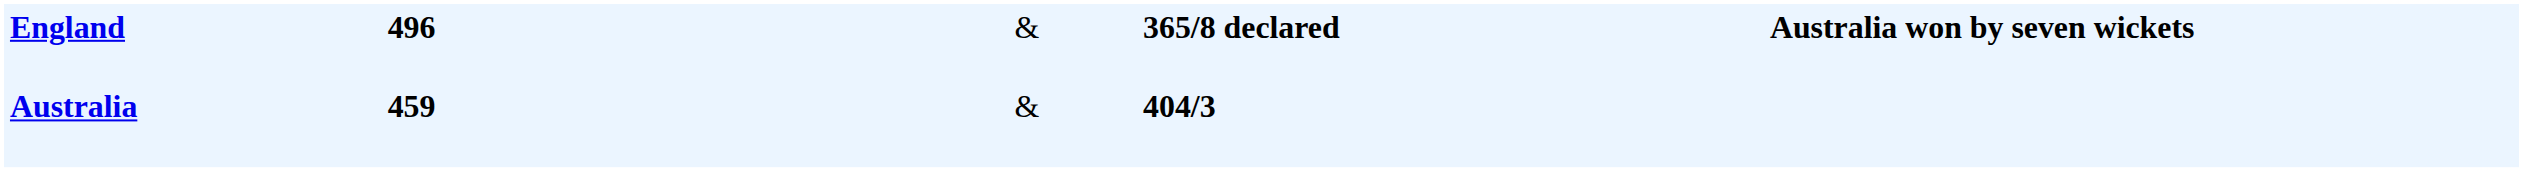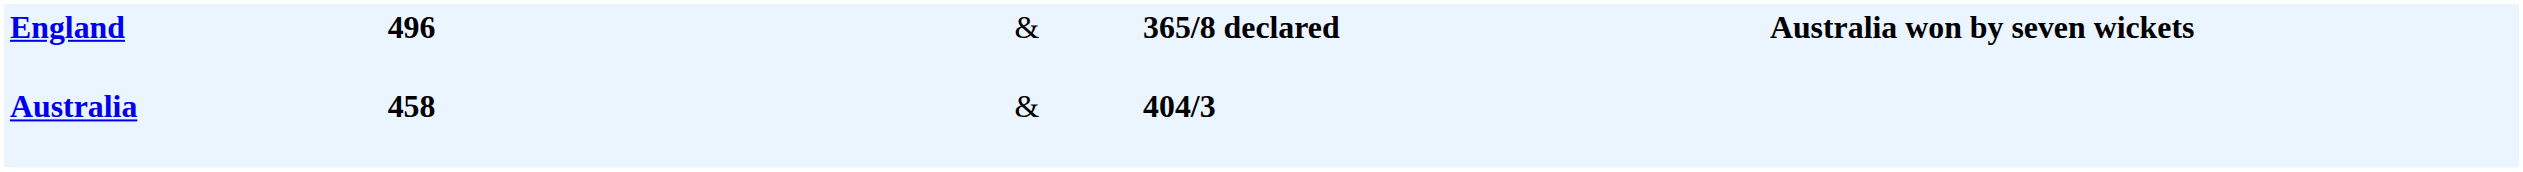(412, 106) 459 -> (412, 106) 458
